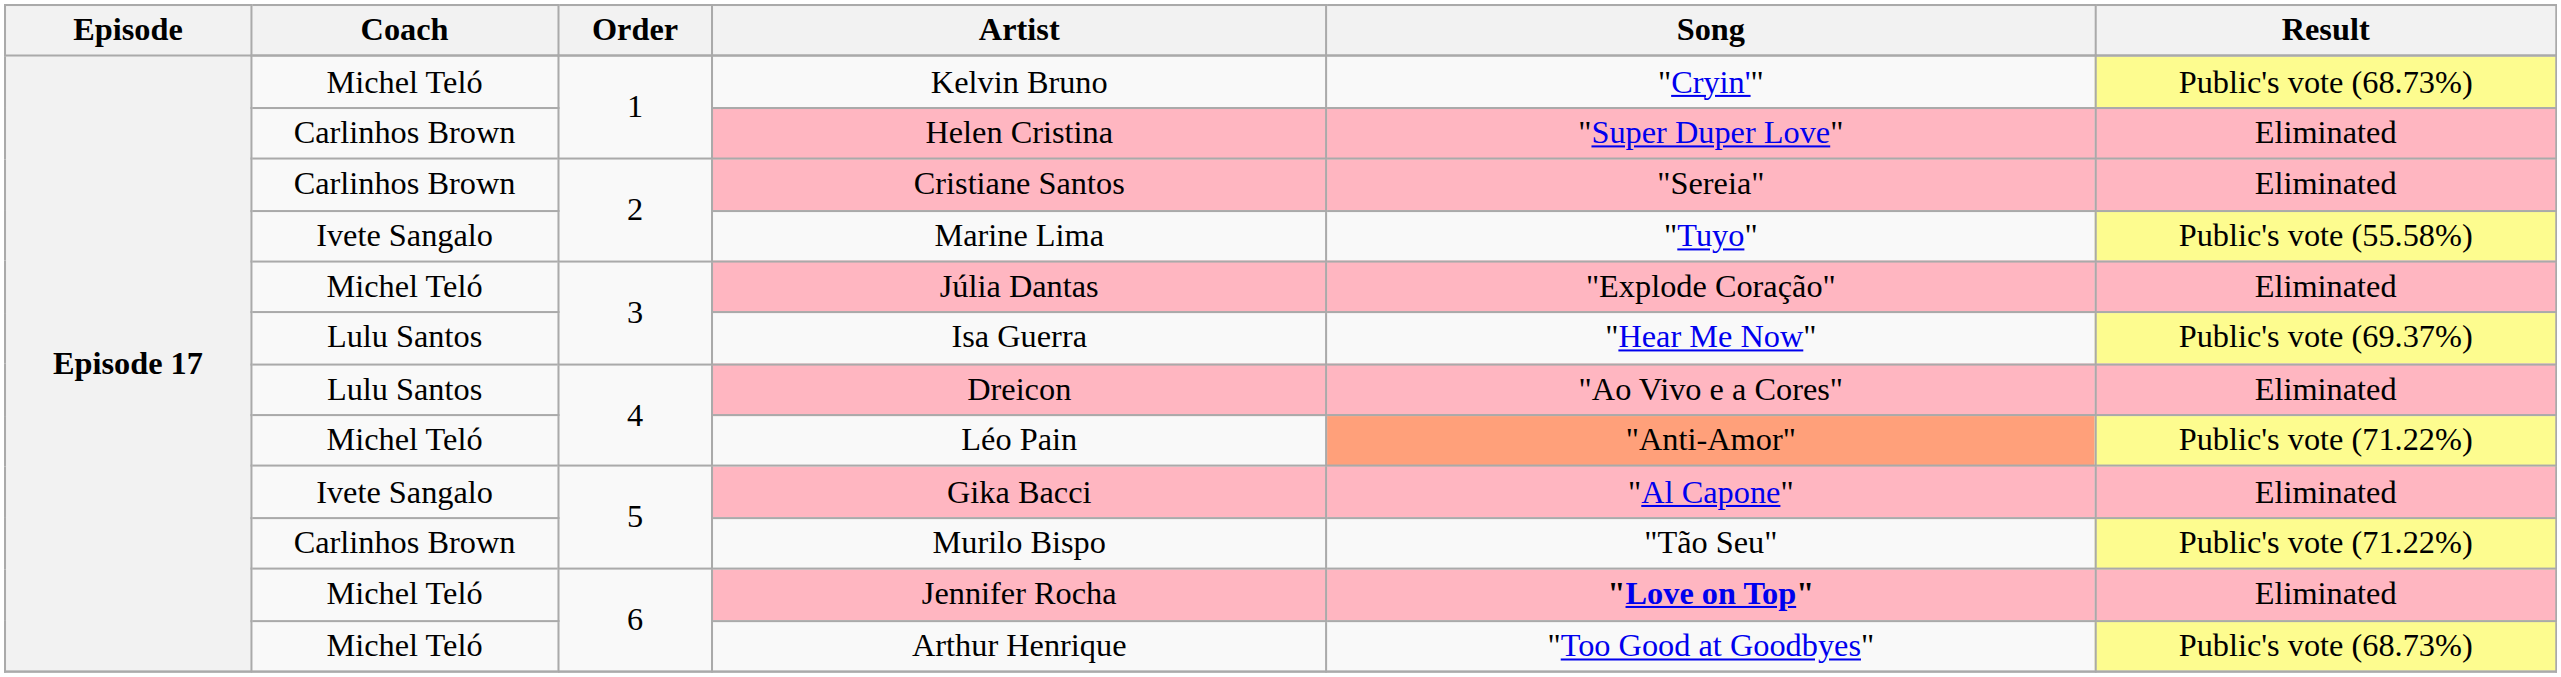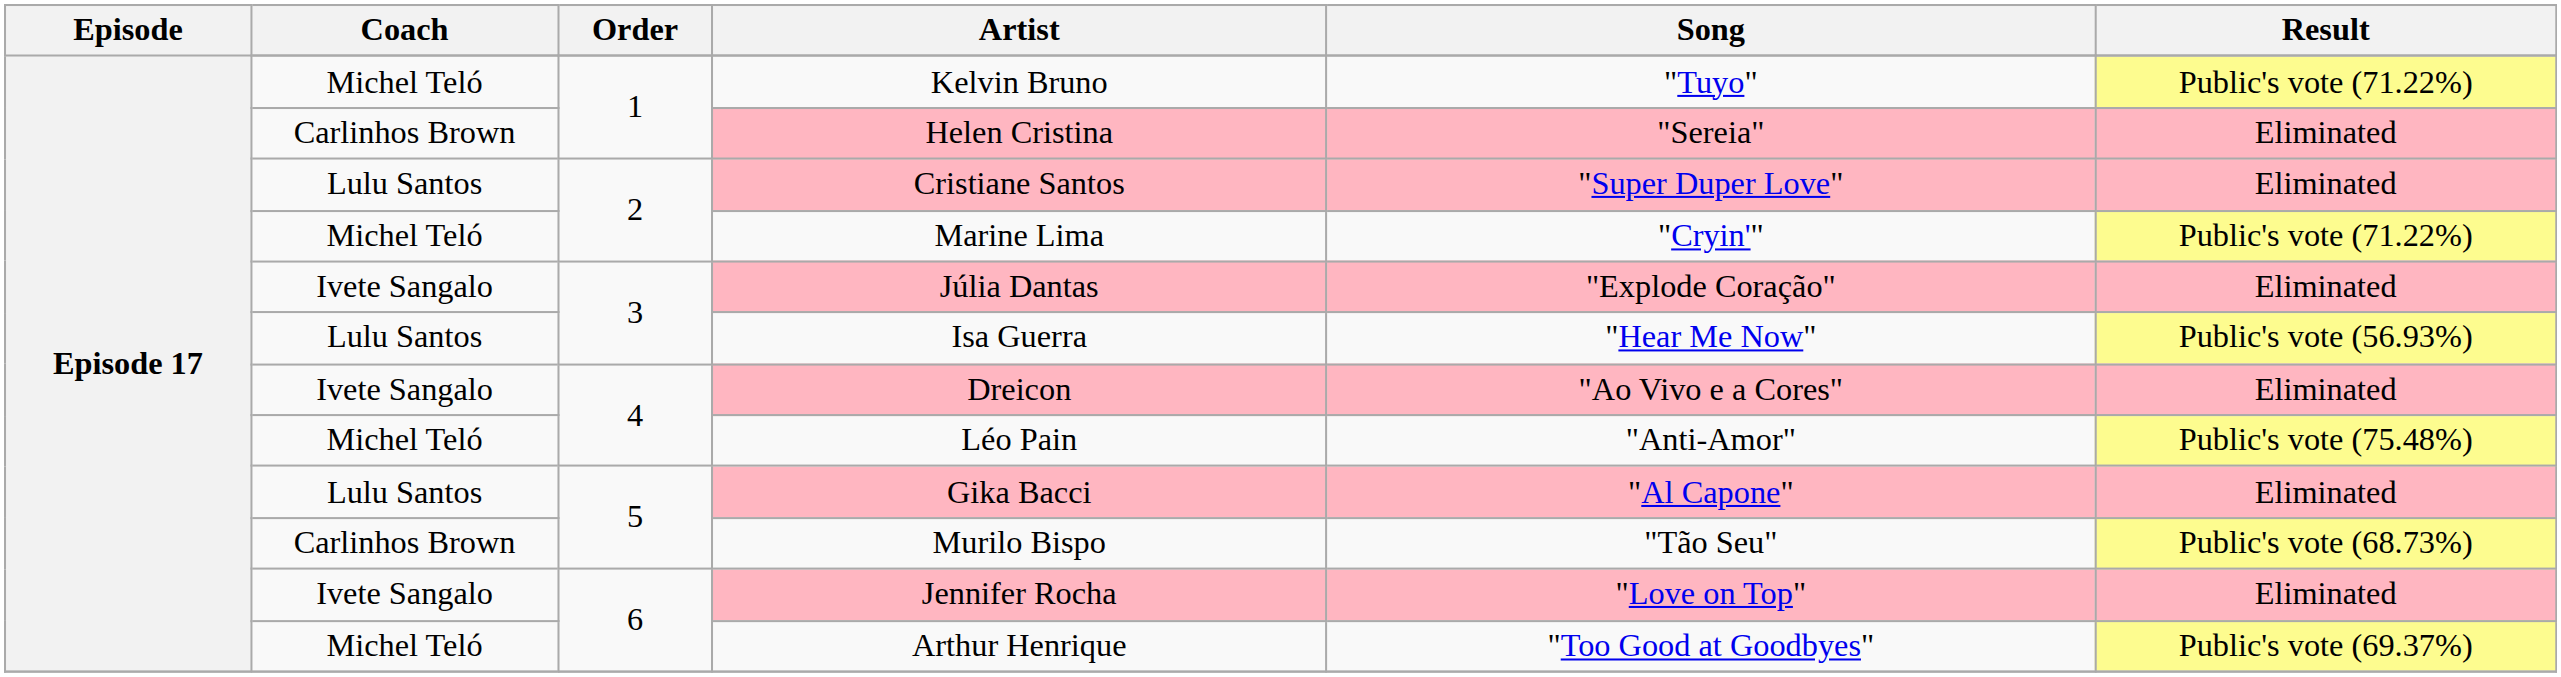(1711, 81) "Cryin'" -> (1711, 81) "Tuyo"
(2326, 81) Public's vote (68.73%) -> (2326, 81) Public's vote (71.22%)
(1711, 132) "Super Duper Love" -> (1711, 132) "Sereia"
(405, 183) Carlinhos Brown -> (405, 183) Lulu Santos
(1711, 183) "Sereia" -> (1711, 183) "Super Duper Love"
(405, 235) Ivete Sangalo -> (405, 235) Michel Teló
(1711, 235) "Tuyo" -> (1711, 235) "Cryin'"
(2326, 235) Public's vote (55.58%) -> (2326, 235) Public's vote (71.22%)
(405, 286) Michel Teló -> (405, 286) Ivete Sangalo
(2326, 337) Public's vote (69.37%) -> (2326, 337) Public's vote (56.93%)
(405, 388) Lulu Santos -> (405, 388) Ivete Sangalo
(1711, 440) lightsalmon background -> (1711, 440) no background
(2326, 440) Public's vote (71.22%) -> (2326, 440) Public's vote (75.48%)
(405, 491) Ivete Sangalo -> (405, 491) Lulu Santos
(2326, 542) Public's vote (71.22%) -> (2326, 542) Public's vote (68.73%)
(405, 593) Michel Teló -> (405, 593) Ivete Sangalo
(1711, 593) bold -> (1711, 593) normal
(2326, 645) Public's vote (68.73%) -> (2326, 645) Public's vote (69.37%)
